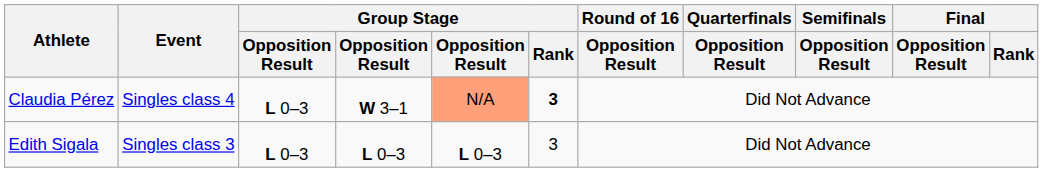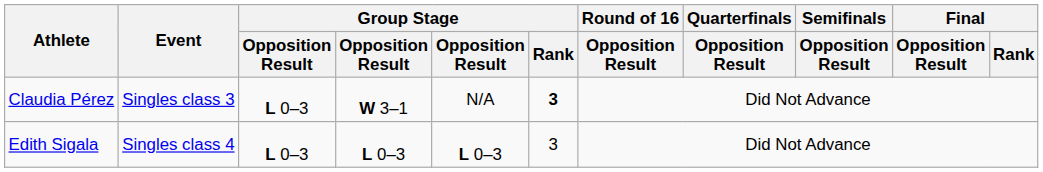(178, 100) Singles class 4 -> (178, 100) Singles class 3
(480, 100) lightsalmon background -> (480, 100) no background
(178, 145) Singles class 3 -> (178, 145) Singles class 4
